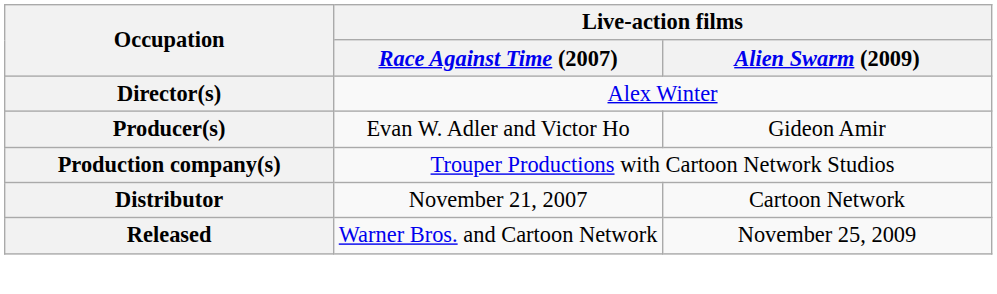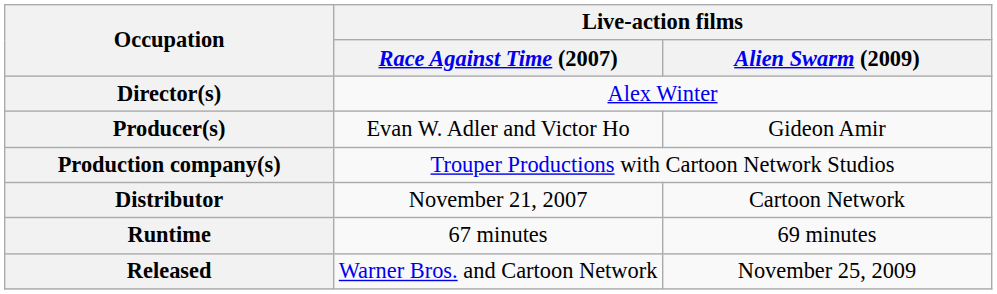+ row: (169, 235)
